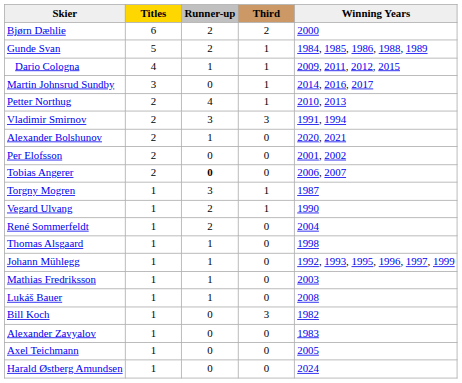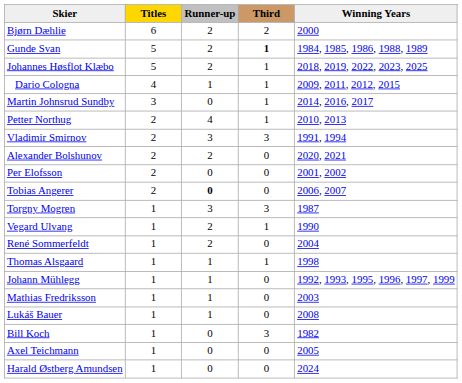(266, 48) normal -> (266, 48) bold
+ row: (60, 66)
(210, 137) 1 -> (210, 155) 2
(266, 190) 1 -> (266, 208) 3
(266, 244) 0 -> (266, 261) 1
- row: (51, 333)
